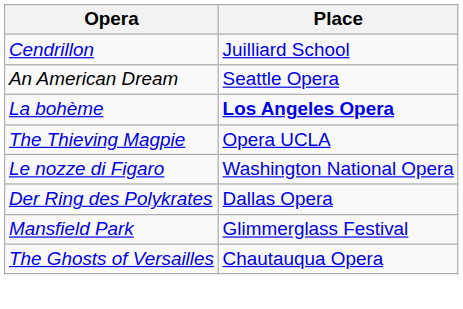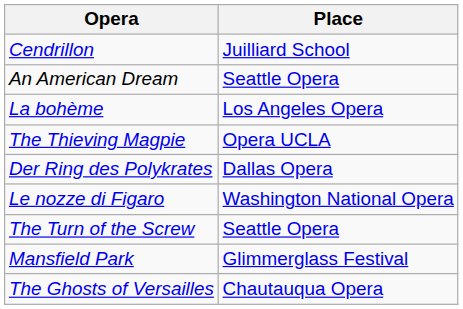(308, 109) bold -> (303, 109) normal
rows swapped: (87, 169) <-> (111, 199)
+ row: (102, 229)
